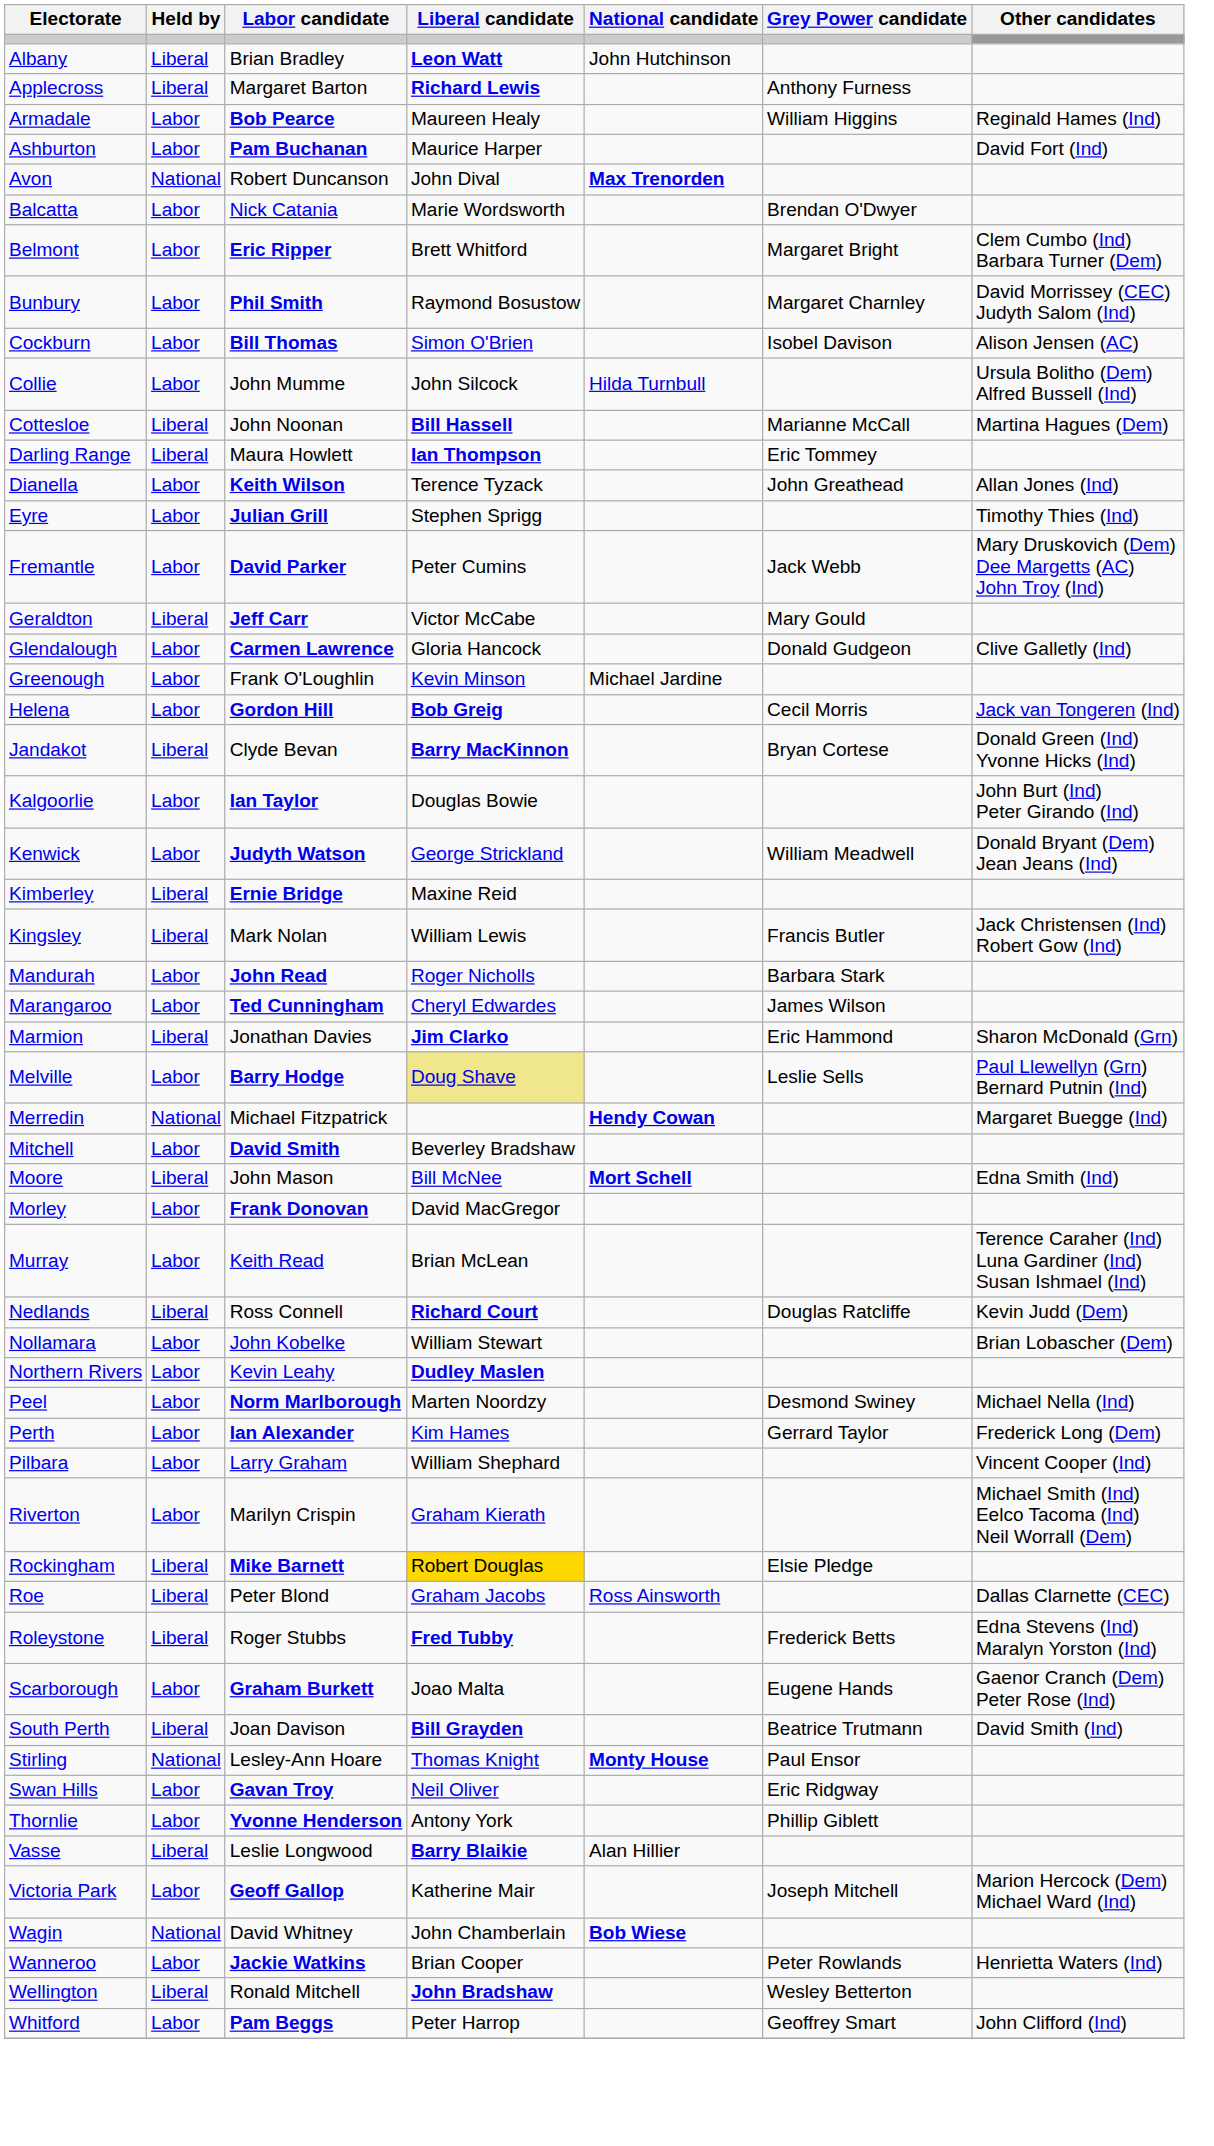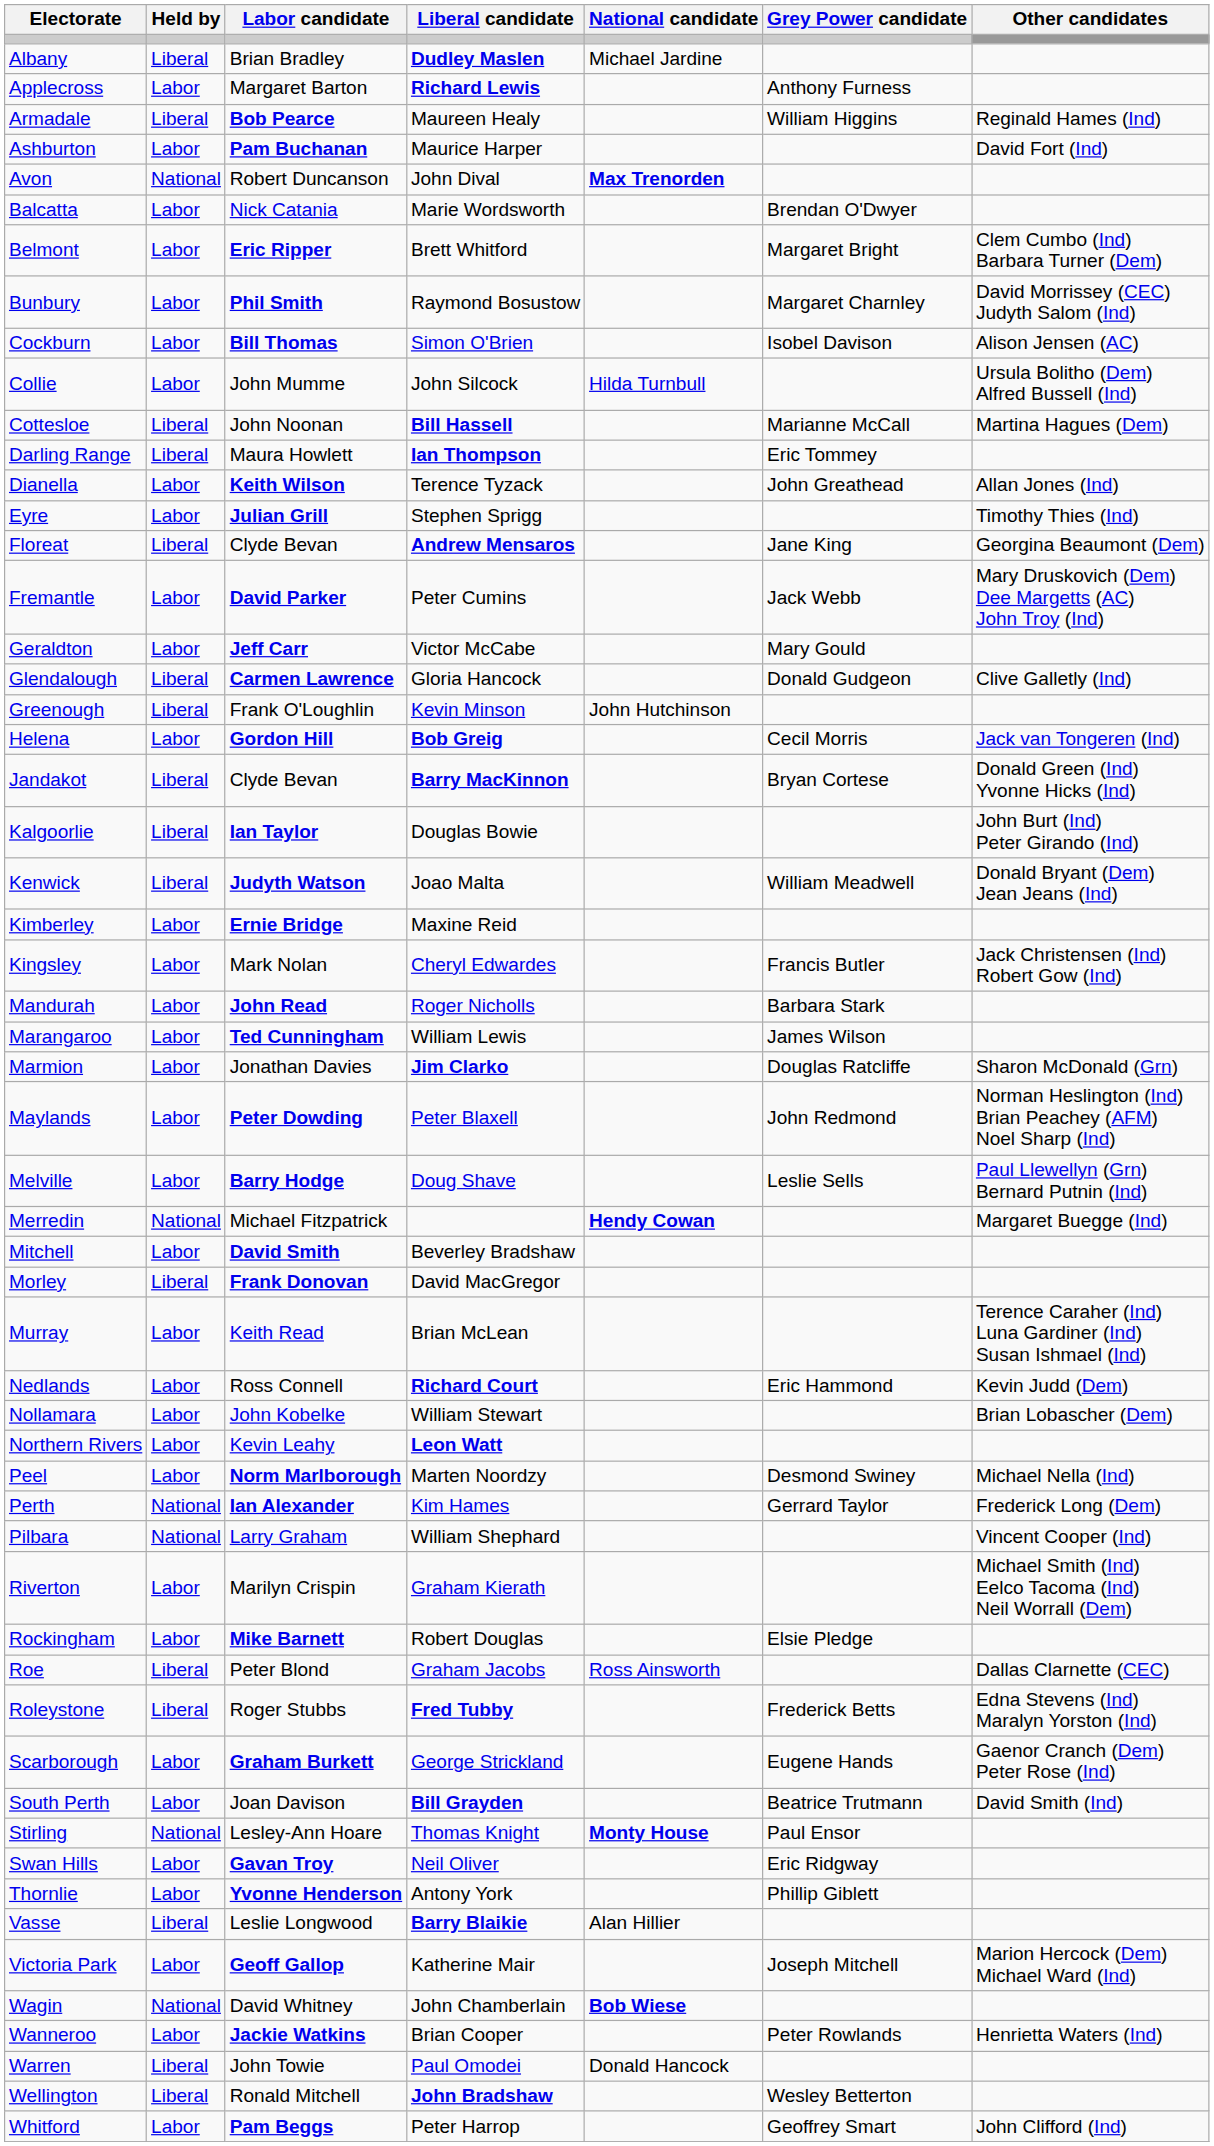(457, 58) Leon Watt -> (478, 58) Dudley Maslen
(660, 58) John Hutchinson -> (656, 58) Michael Jardine
(180, 88) Liberal -> (175, 88) Labor
(175, 118) Labor -> (180, 118) Liberal
+ row: (39, 545)
(180, 618) Liberal -> (175, 648) Labor
(175, 648) Labor -> (180, 679) Liberal
(175, 679) Labor -> (180, 709) Liberal
(656, 679) Michael Jardine -> (660, 709) John Hutchinson
(175, 801) Labor -> (180, 831) Liberal
(175, 853) Labor -> (180, 883) Liberal
(487, 853) George Strickland -> (458, 883) Joao Malta
(180, 894) Liberal -> (175, 924) Labor
(180, 935) Liberal -> (175, 965) Labor
(469, 935) William Lewis -> (483, 965) Cheryl Edwardes
(483, 1006) Cheryl Edwardes -> (469, 1036) William Lewis
(180, 1036) Liberal -> (175, 1066) Labor
(830, 1036) Eric Hammond -> (839, 1066) Douglas Ratcliffe
+ row: (50, 1118)
(463, 1077) khaki background -> (463, 1180) no background
- row: (36, 1178)
(175, 1208) Labor -> (180, 1281) Liberal
(180, 1312) Liberal -> (175, 1385) Labor
(839, 1312) Douglas Ratcliffe -> (830, 1385) Eric Hammond
(478, 1372) Dudley Maslen -> (457, 1445) Leon Watt
(175, 1432) Labor -> (186, 1505) National
(175, 1463) Labor -> (186, 1536) National
(180, 1566) Liberal -> (175, 1639) Labor
(477, 1566) gold background -> (477, 1639) no background
(458, 1689) Joao Malta -> (487, 1762) George Strickland
(180, 1729) Liberal -> (175, 1802) Labor
+ row: (40, 2065)
